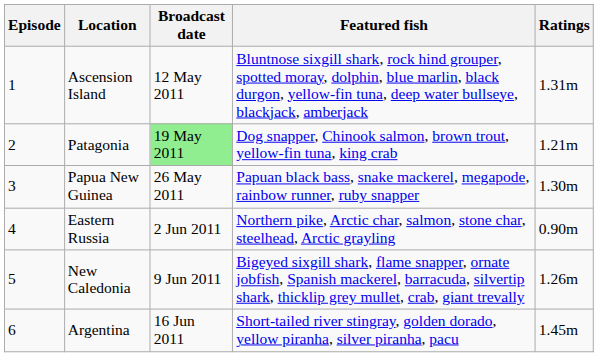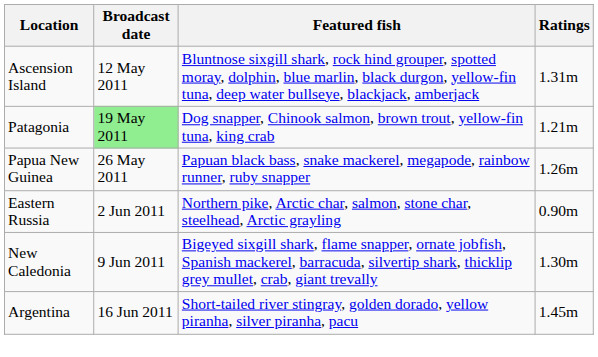- column: (34, 25)
(558, 186) 1.30m -> (558, 169) 1.26m
(558, 279) 1.26m -> (558, 262) 1.30m
